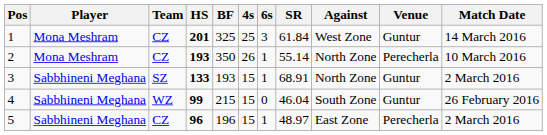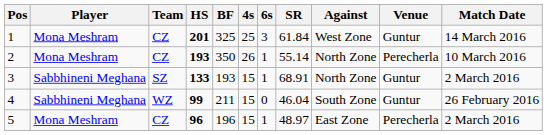(225, 99) 215 -> (225, 99) 211
(90, 120) Sabbhineni Meghana -> (76, 120) Mona Meshram
